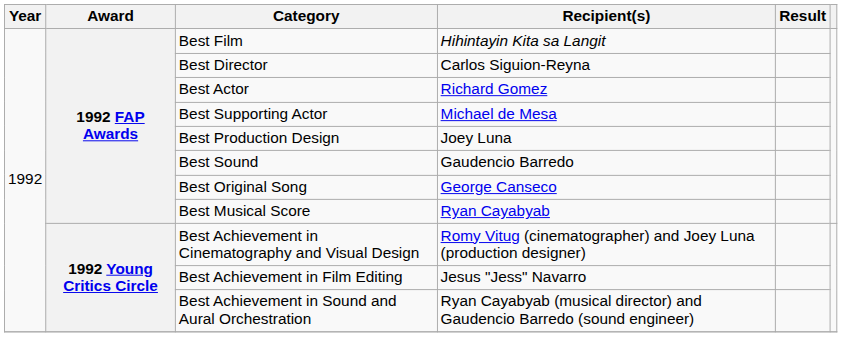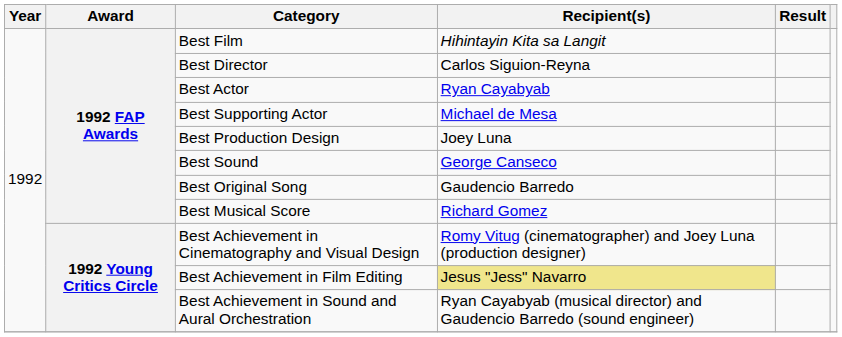(494, 89) Richard Gomez -> (495, 89) Ryan Cayabyab
(507, 162) Gaudencio Barredo -> (499, 162) George Canseco
(499, 187) George Canseco -> (507, 187) Gaudencio Barredo
(495, 211) Ryan Cayabyab -> (494, 211) Richard Gomez
(514, 277) no background -> (514, 277) khaki background
